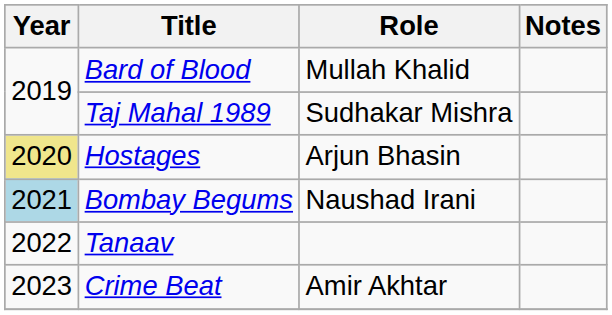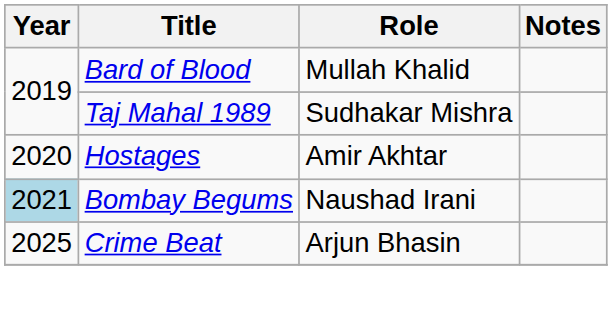(42, 156) khaki background -> (42, 156) no background
(383, 156) Arjun Bhasin -> (376, 156) Amir Akhtar
- row: (129, 243)
(42, 286) 2023 -> (42, 243) 2025
(376, 286) Amir Akhtar -> (383, 243) Arjun Bhasin
